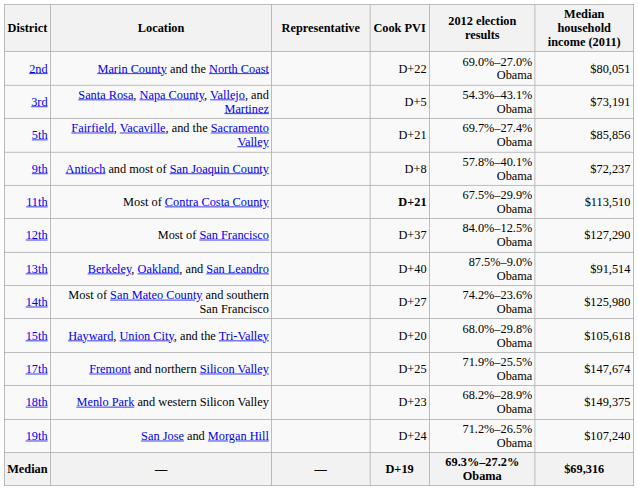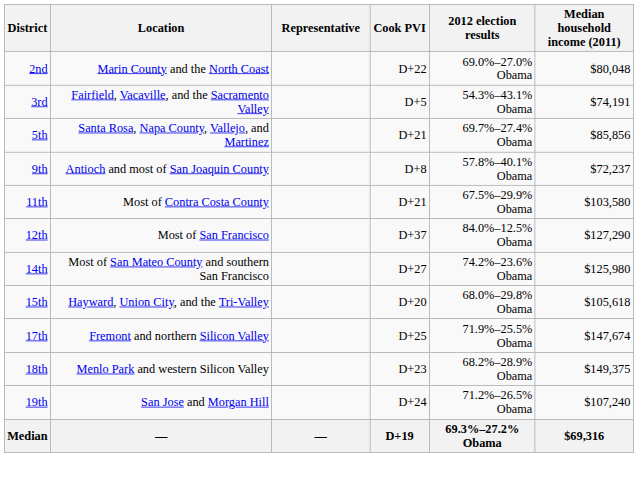(610, 68) $80,051 -> (610, 68) $80,048
(174, 101) Santa Rosa, Napa County, Vallejo, and Martinez -> (170, 101) Fairfield, Vacaville, and the Sacramento Valley
(610, 101) $73,191 -> (610, 101) $74,191
(170, 135) Fairfield, Vacaville, and the Sacramento Valley -> (174, 135) Santa Rosa, Napa County, Vallejo, and Martinez
(412, 202) bold -> (412, 202) normal
(608, 202) $113,510 -> (607, 202) $103,580
- row: (37, 268)
